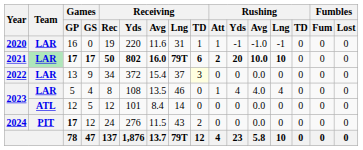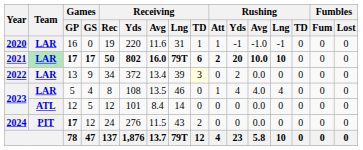(158, 75) 15.4 -> (158, 75) 13.4
(179, 75) 37 -> (179, 75) 39
(238, 75) 0 -> (238, 75) 2
